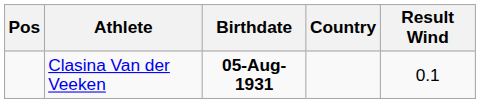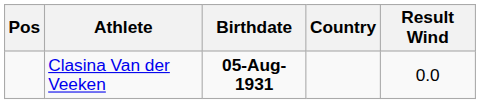(428, 74) 0.1 -> (428, 74) 0.0
